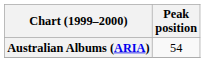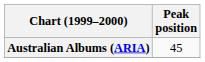(176, 47) 54 -> (176, 47) 45
